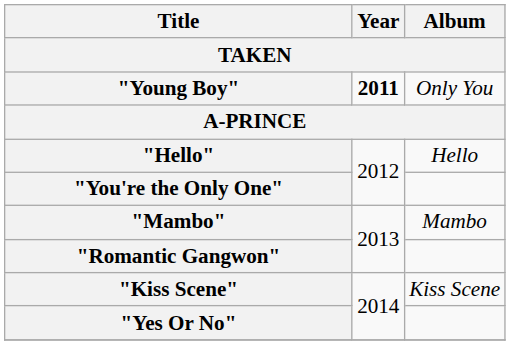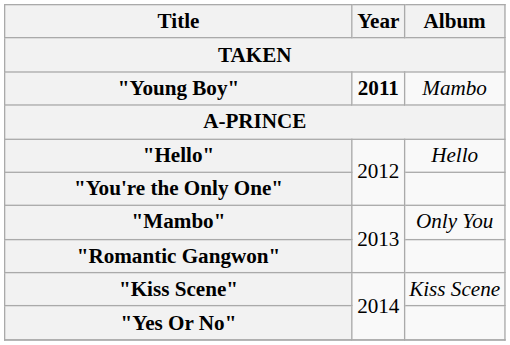(455, 88) Only You -> (455, 88) Mambo
(455, 222) Mambo -> (455, 222) Only You
